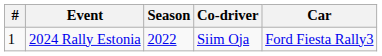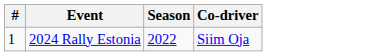- column: (319, 16)
